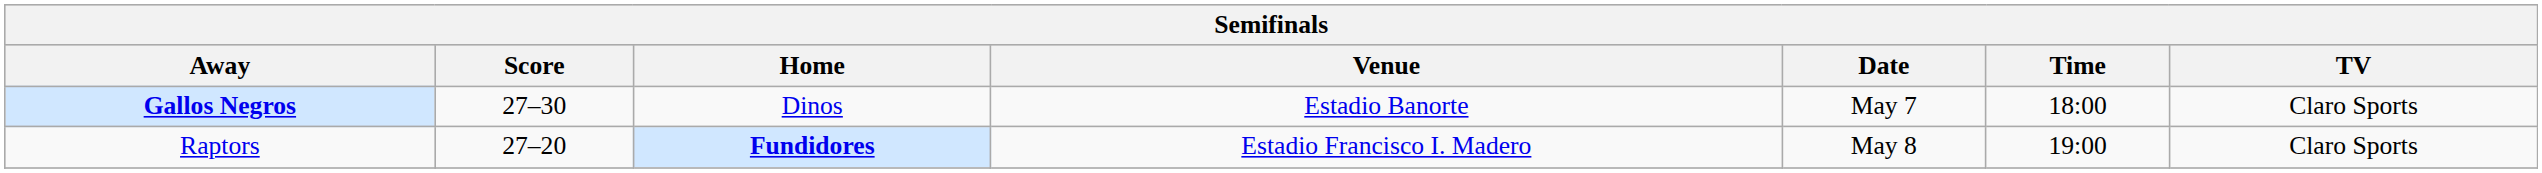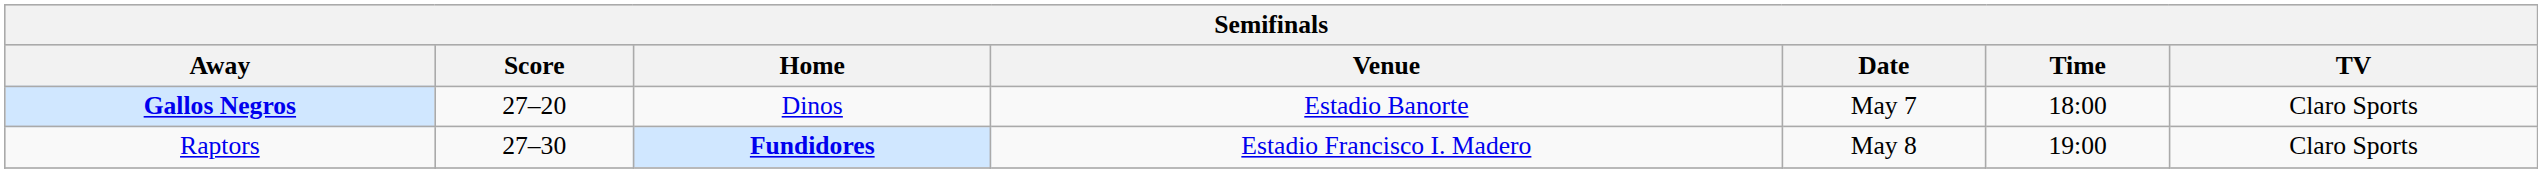(534, 106) 27–30 -> (534, 106) 27–20
(534, 146) 27–20 -> (534, 146) 27–30
